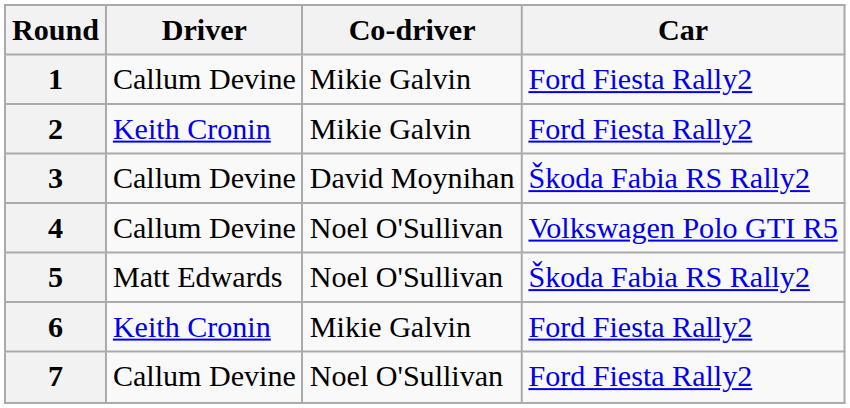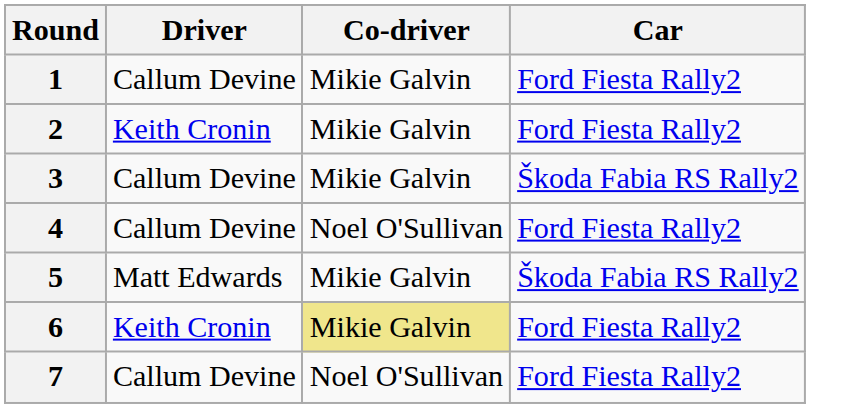(412, 178) David Moynihan -> (390, 178) Mikie Galvin
(683, 227) Volkswagen Polo GTI R5 -> (629, 227) Ford Fiesta Rally2
(406, 277) Noel O'Sullivan -> (390, 277) Mikie Galvin
(390, 327) no background -> (390, 327) khaki background
